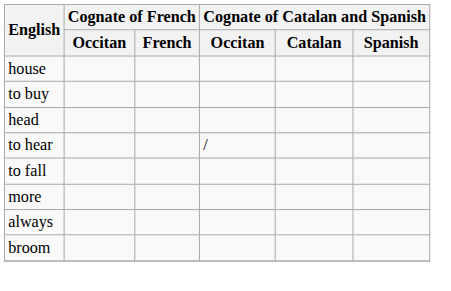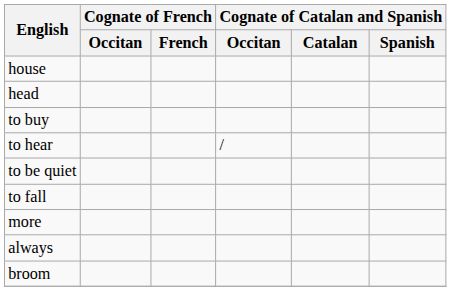rows swapped: (23, 119) <-> (29, 94)
+ row: (42, 171)
